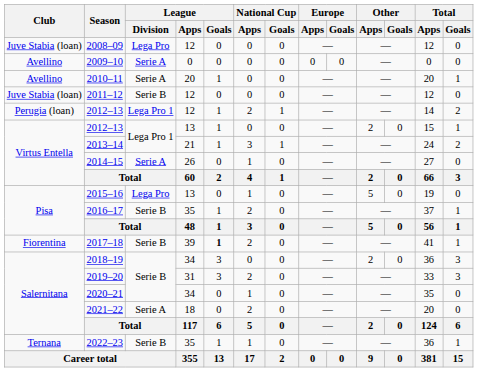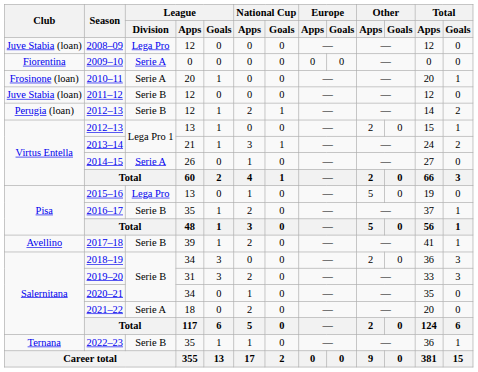(44, 62) Avellino -> (44, 62) Fiorentina
(44, 78) Avellino -> (44, 78) Frosinone (loan)
(151, 111) Lega Pro 1 -> (151, 111) Serie B
(44, 243) Fiorentina -> (44, 243) Avellino
(219, 243) bold -> (219, 243) normal
